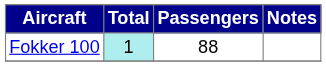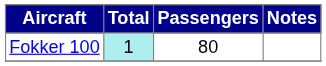(208, 46) 88 -> (208, 46) 80
